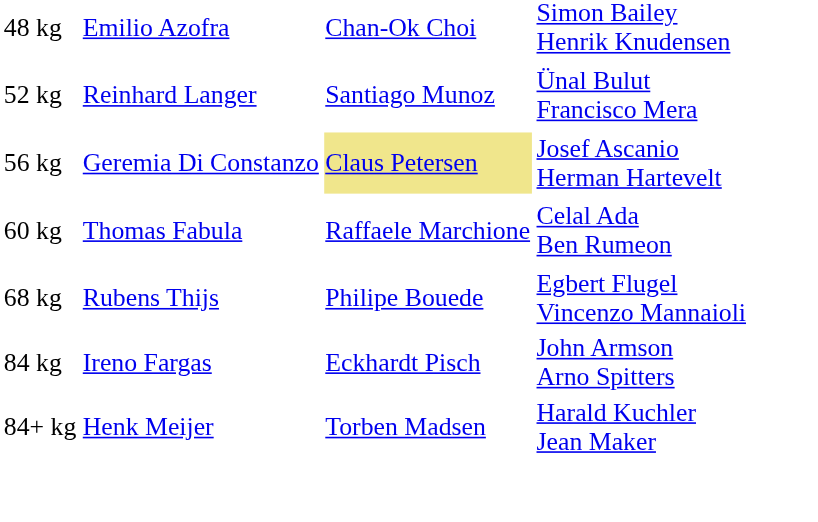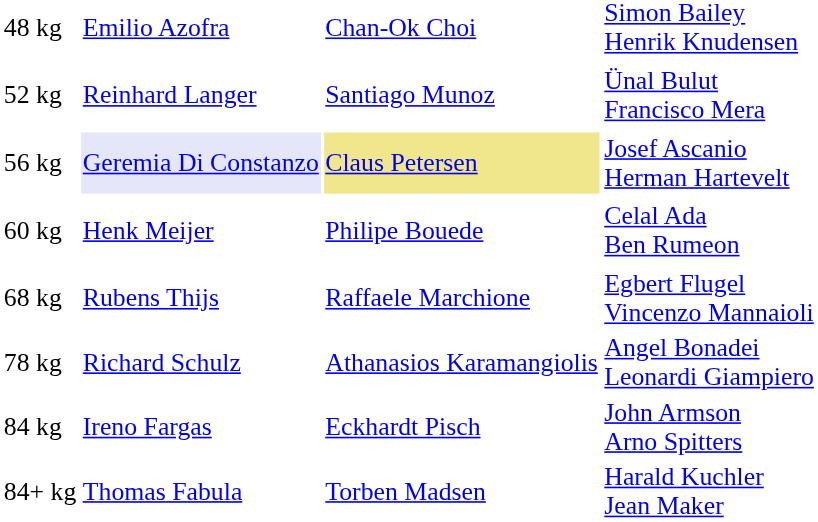(201, 162) no background -> (201, 162) lavender background
(163, 230) Thomas Fabula -> (148, 230) Henk Meijer
(428, 230) Raffaele Marchione -> (404, 230) Philipe Bouede
(404, 297) Philipe Bouede -> (428, 297) Raffaele Marchione
+ row: (33, 362)
(148, 426) Henk Meijer -> (163, 491) Thomas Fabula
